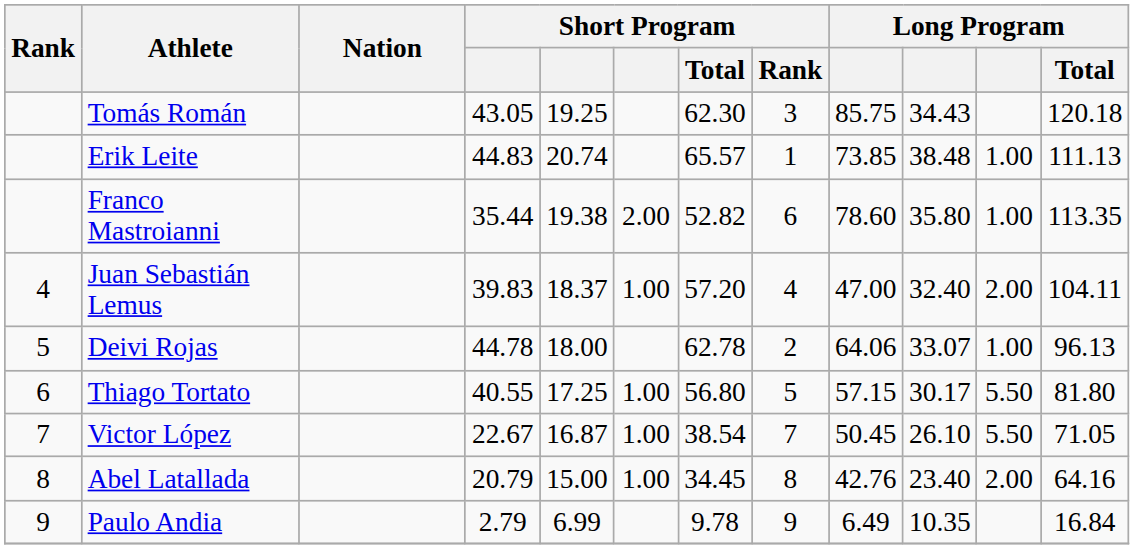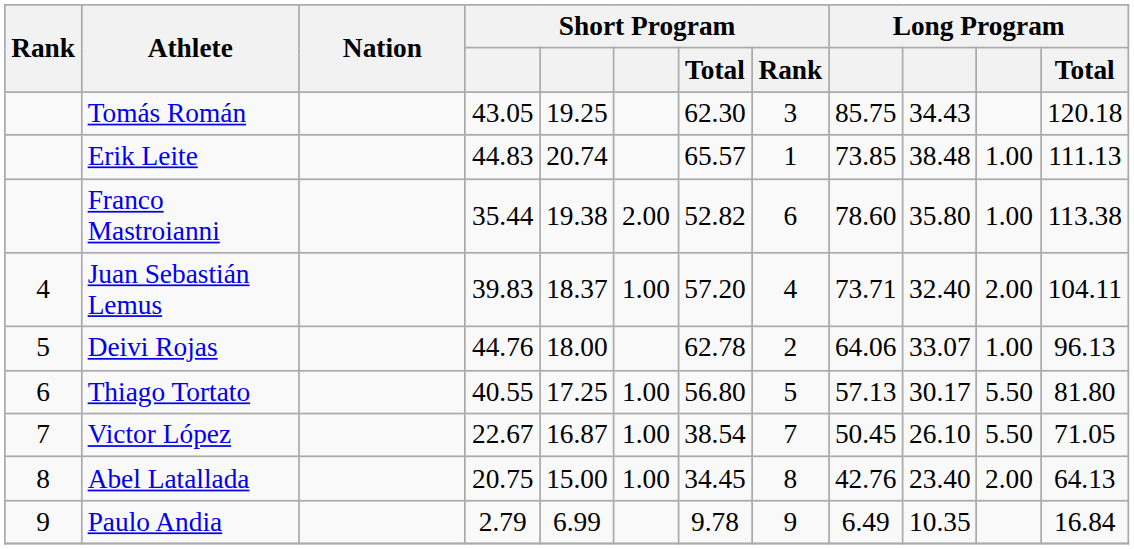(1085, 215) 113.35 -> (1085, 215) 113.38
(866, 289) 47.00 -> (866, 289) 73.71
(503, 348) 44.78 -> (503, 348) 44.76
(866, 391) 57.15 -> (866, 391) 57.13
(503, 478) 20.79 -> (503, 478) 20.75
(1085, 478) 64.16 -> (1085, 478) 64.13
